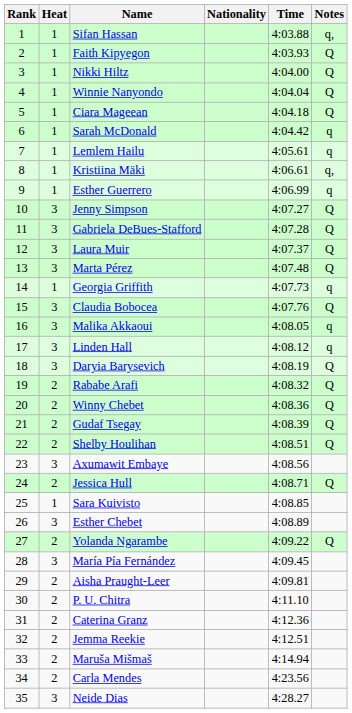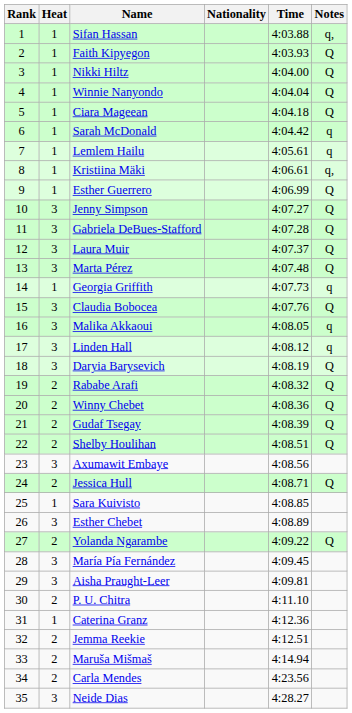(329, 190) q -> (329, 190) Q
(54, 580) 2 -> (54, 580) 3
(54, 619) 2 -> (54, 619) 1
